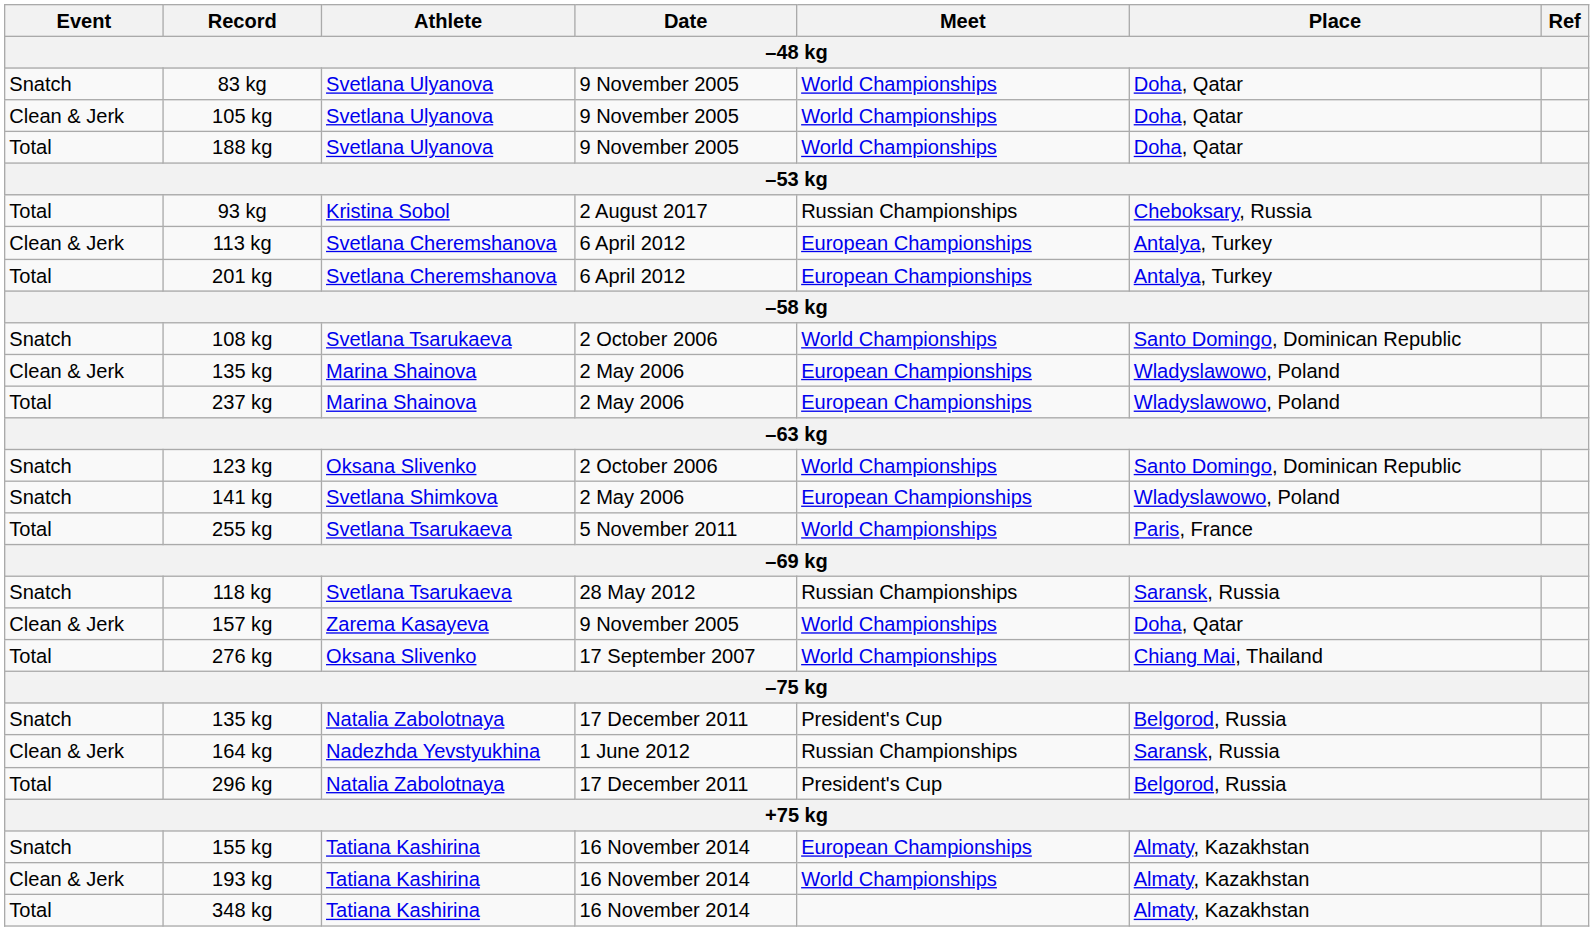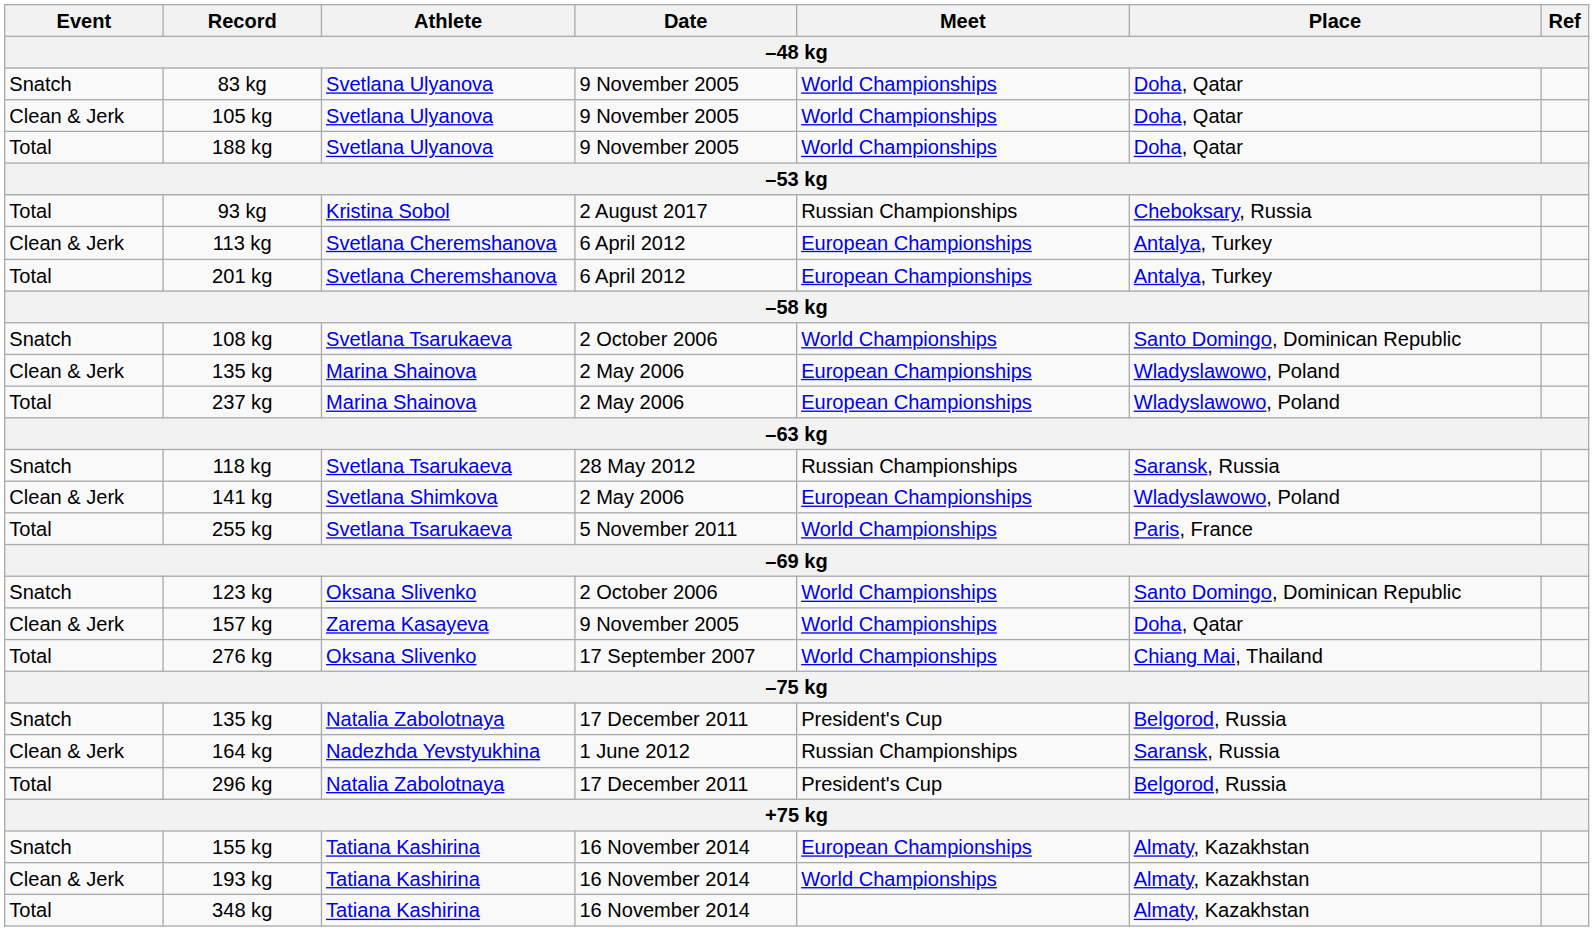rows swapped: (242, 592) <-> (242, 465)
(41, 497) Snatch -> (67, 497) Clean & Jerk
